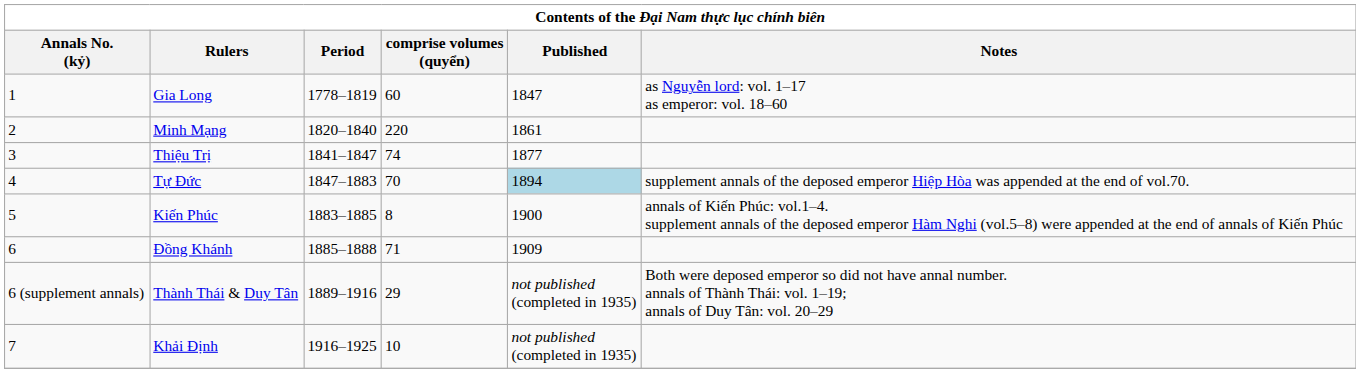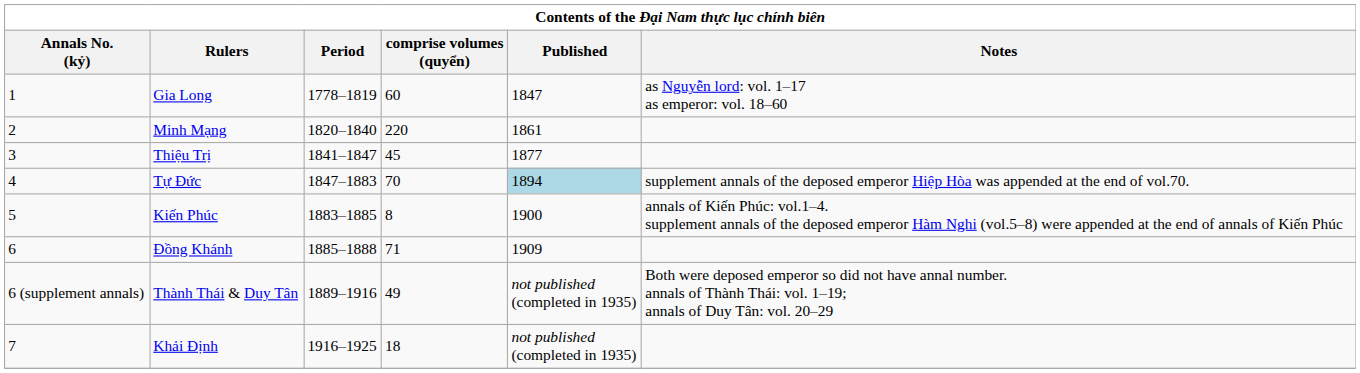(393, 155) 74 -> (393, 155) 45
(393, 293) 29 -> (393, 293) 49
(393, 345) 10 -> (393, 345) 18
